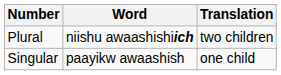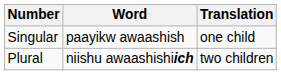rows swapped: (33, 59) <-> (25, 37)
